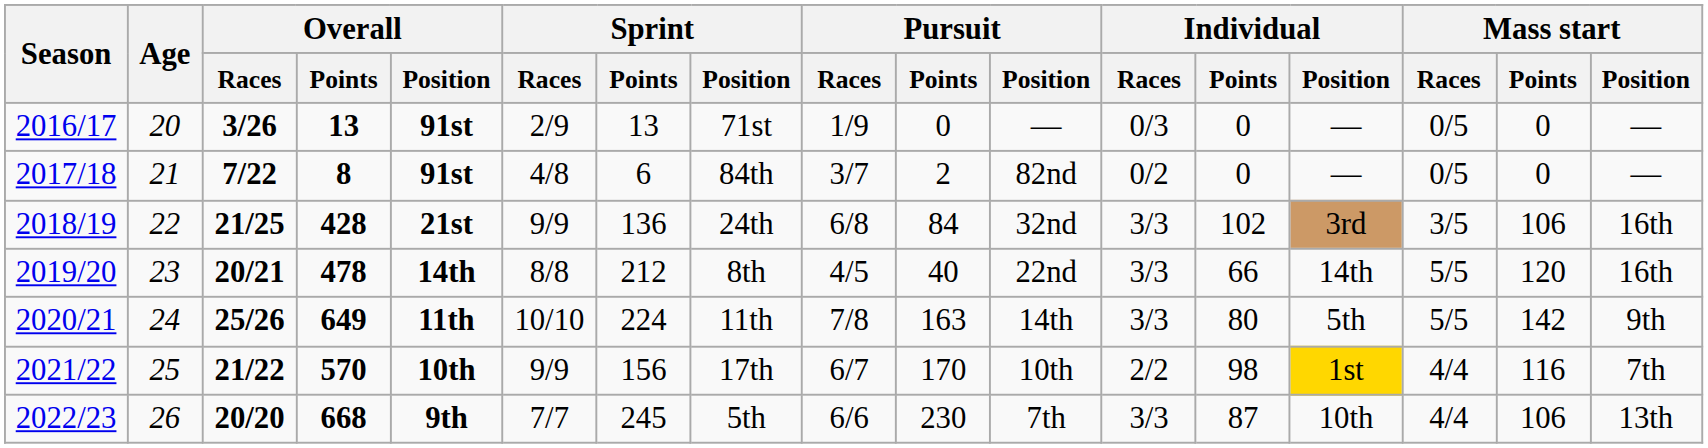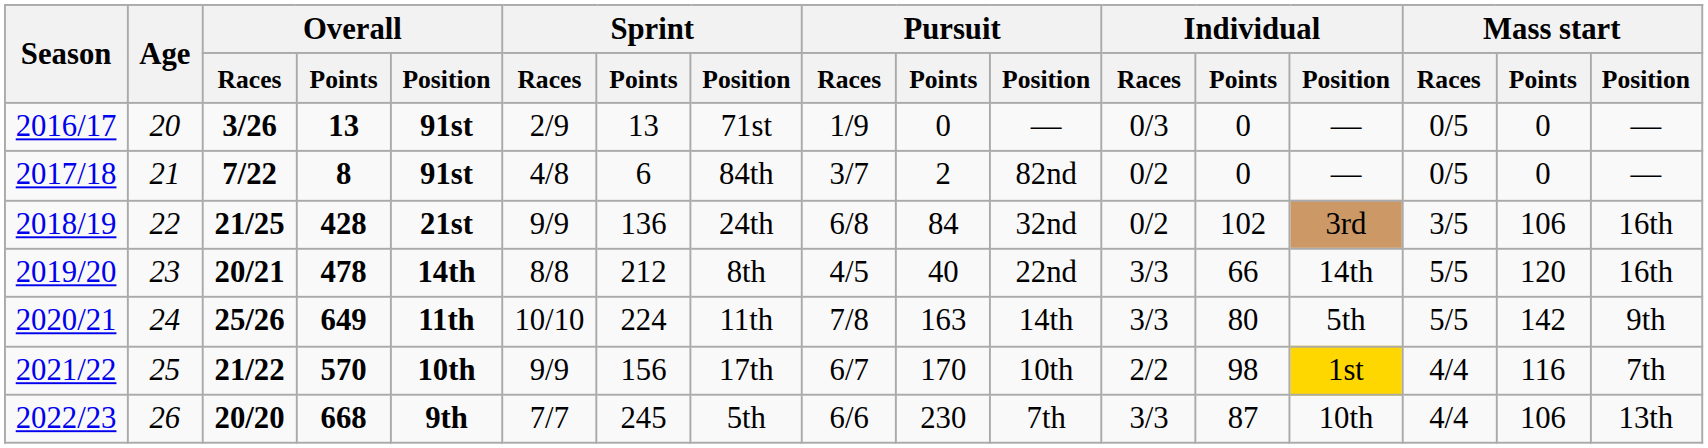(1149, 223) 3/3 -> (1149, 223) 0/2
